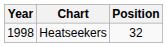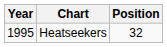(20, 33) 1998 -> (20, 33) 1995
